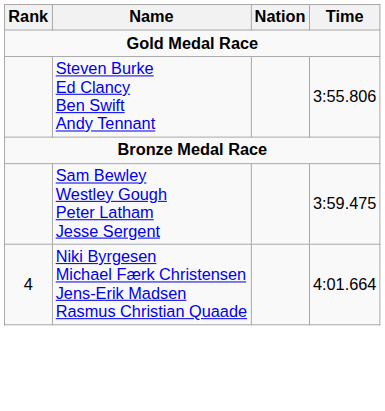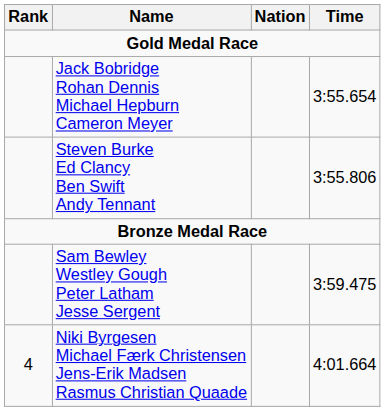+ row: (117, 96)
